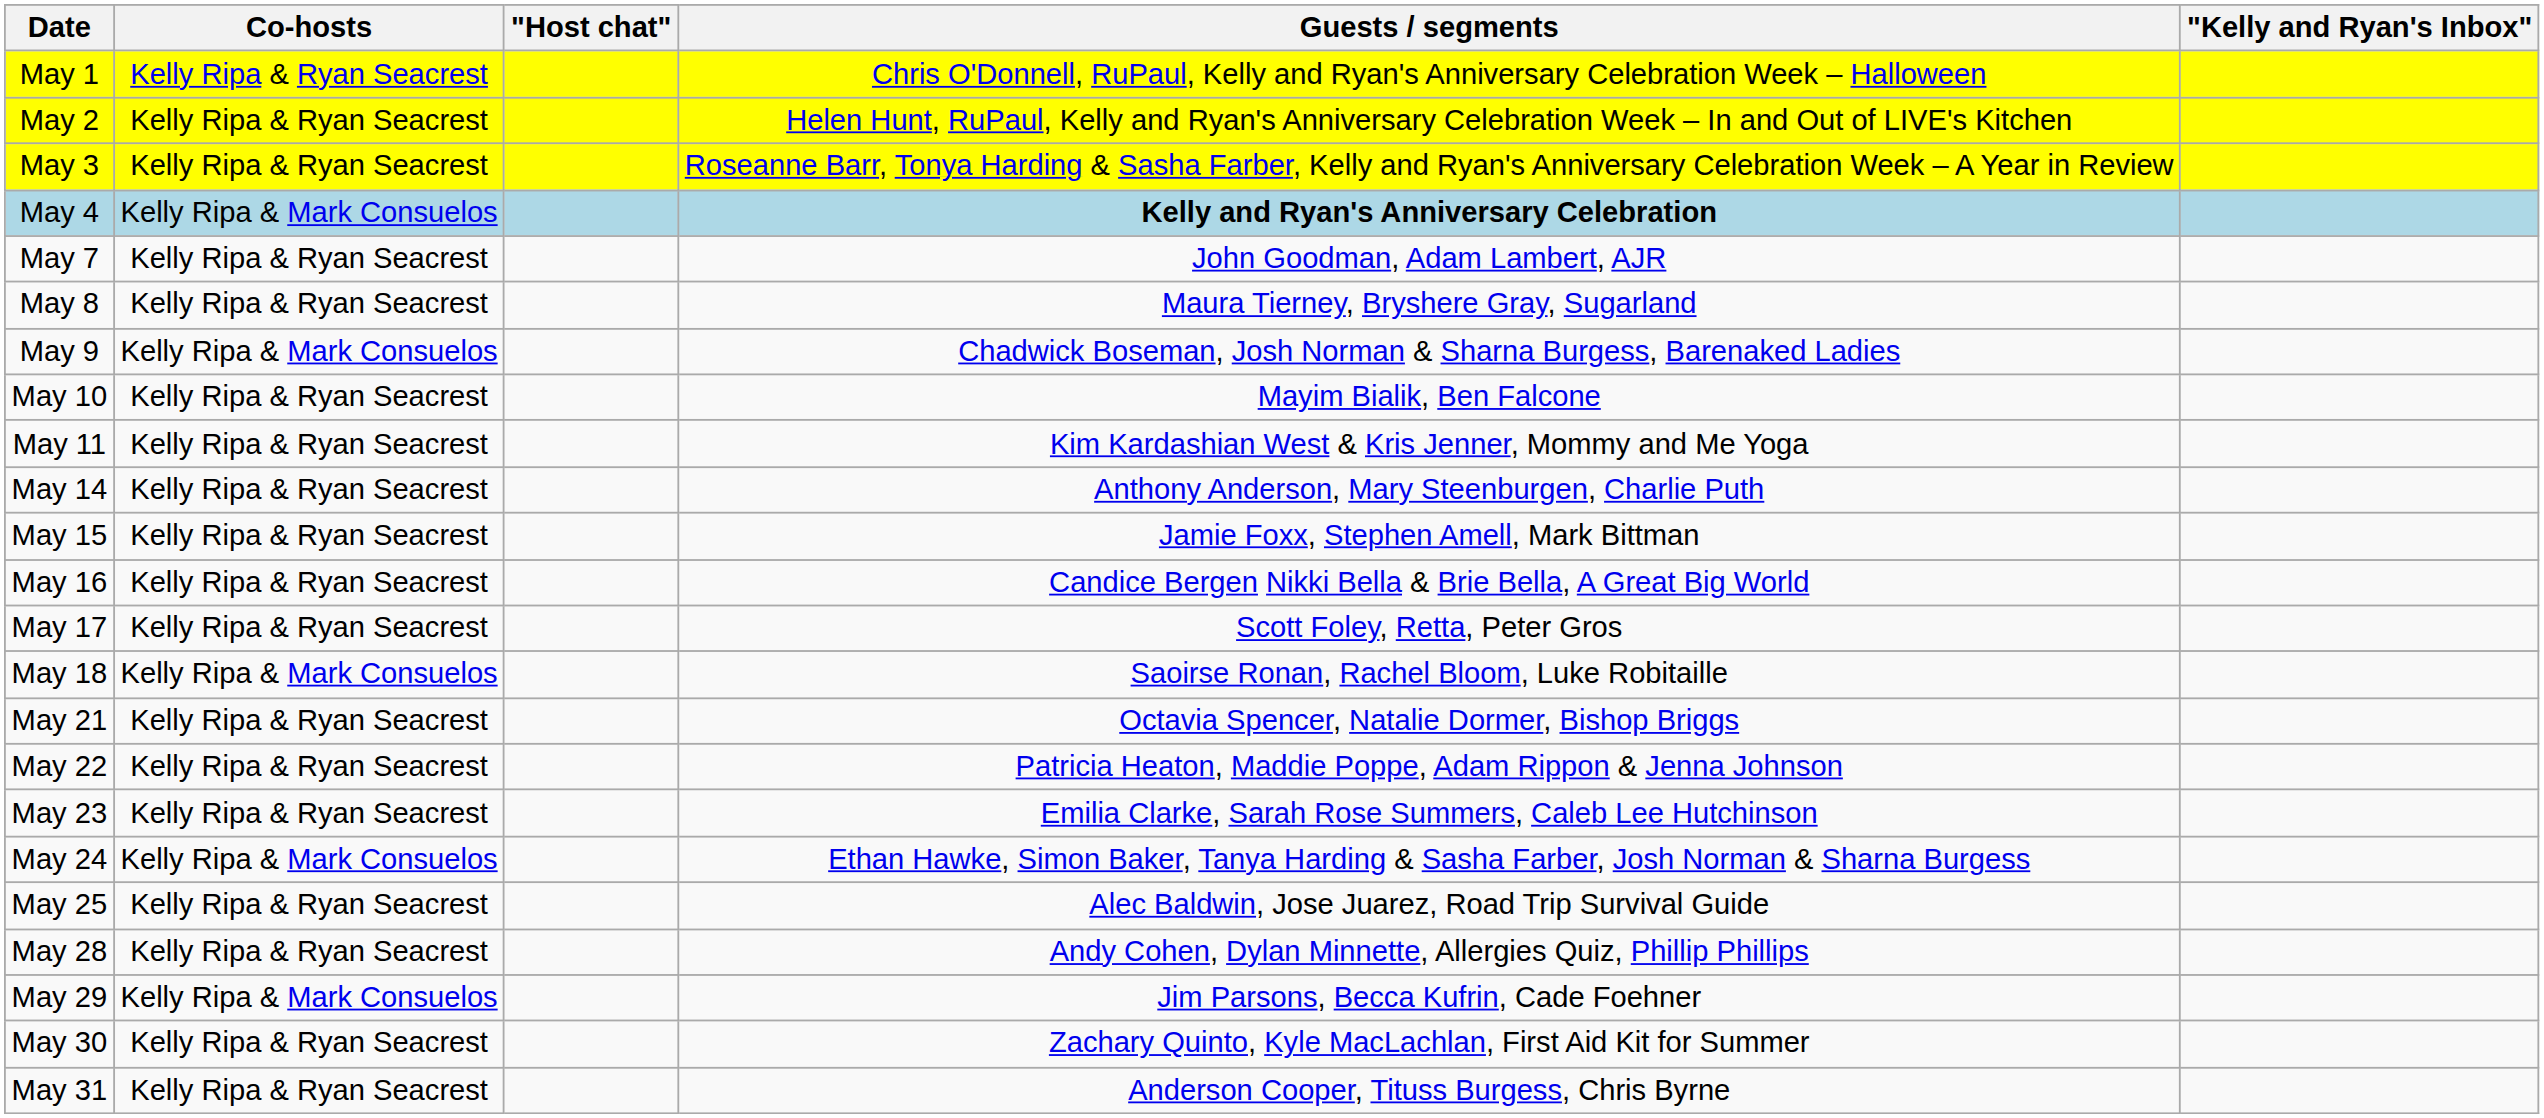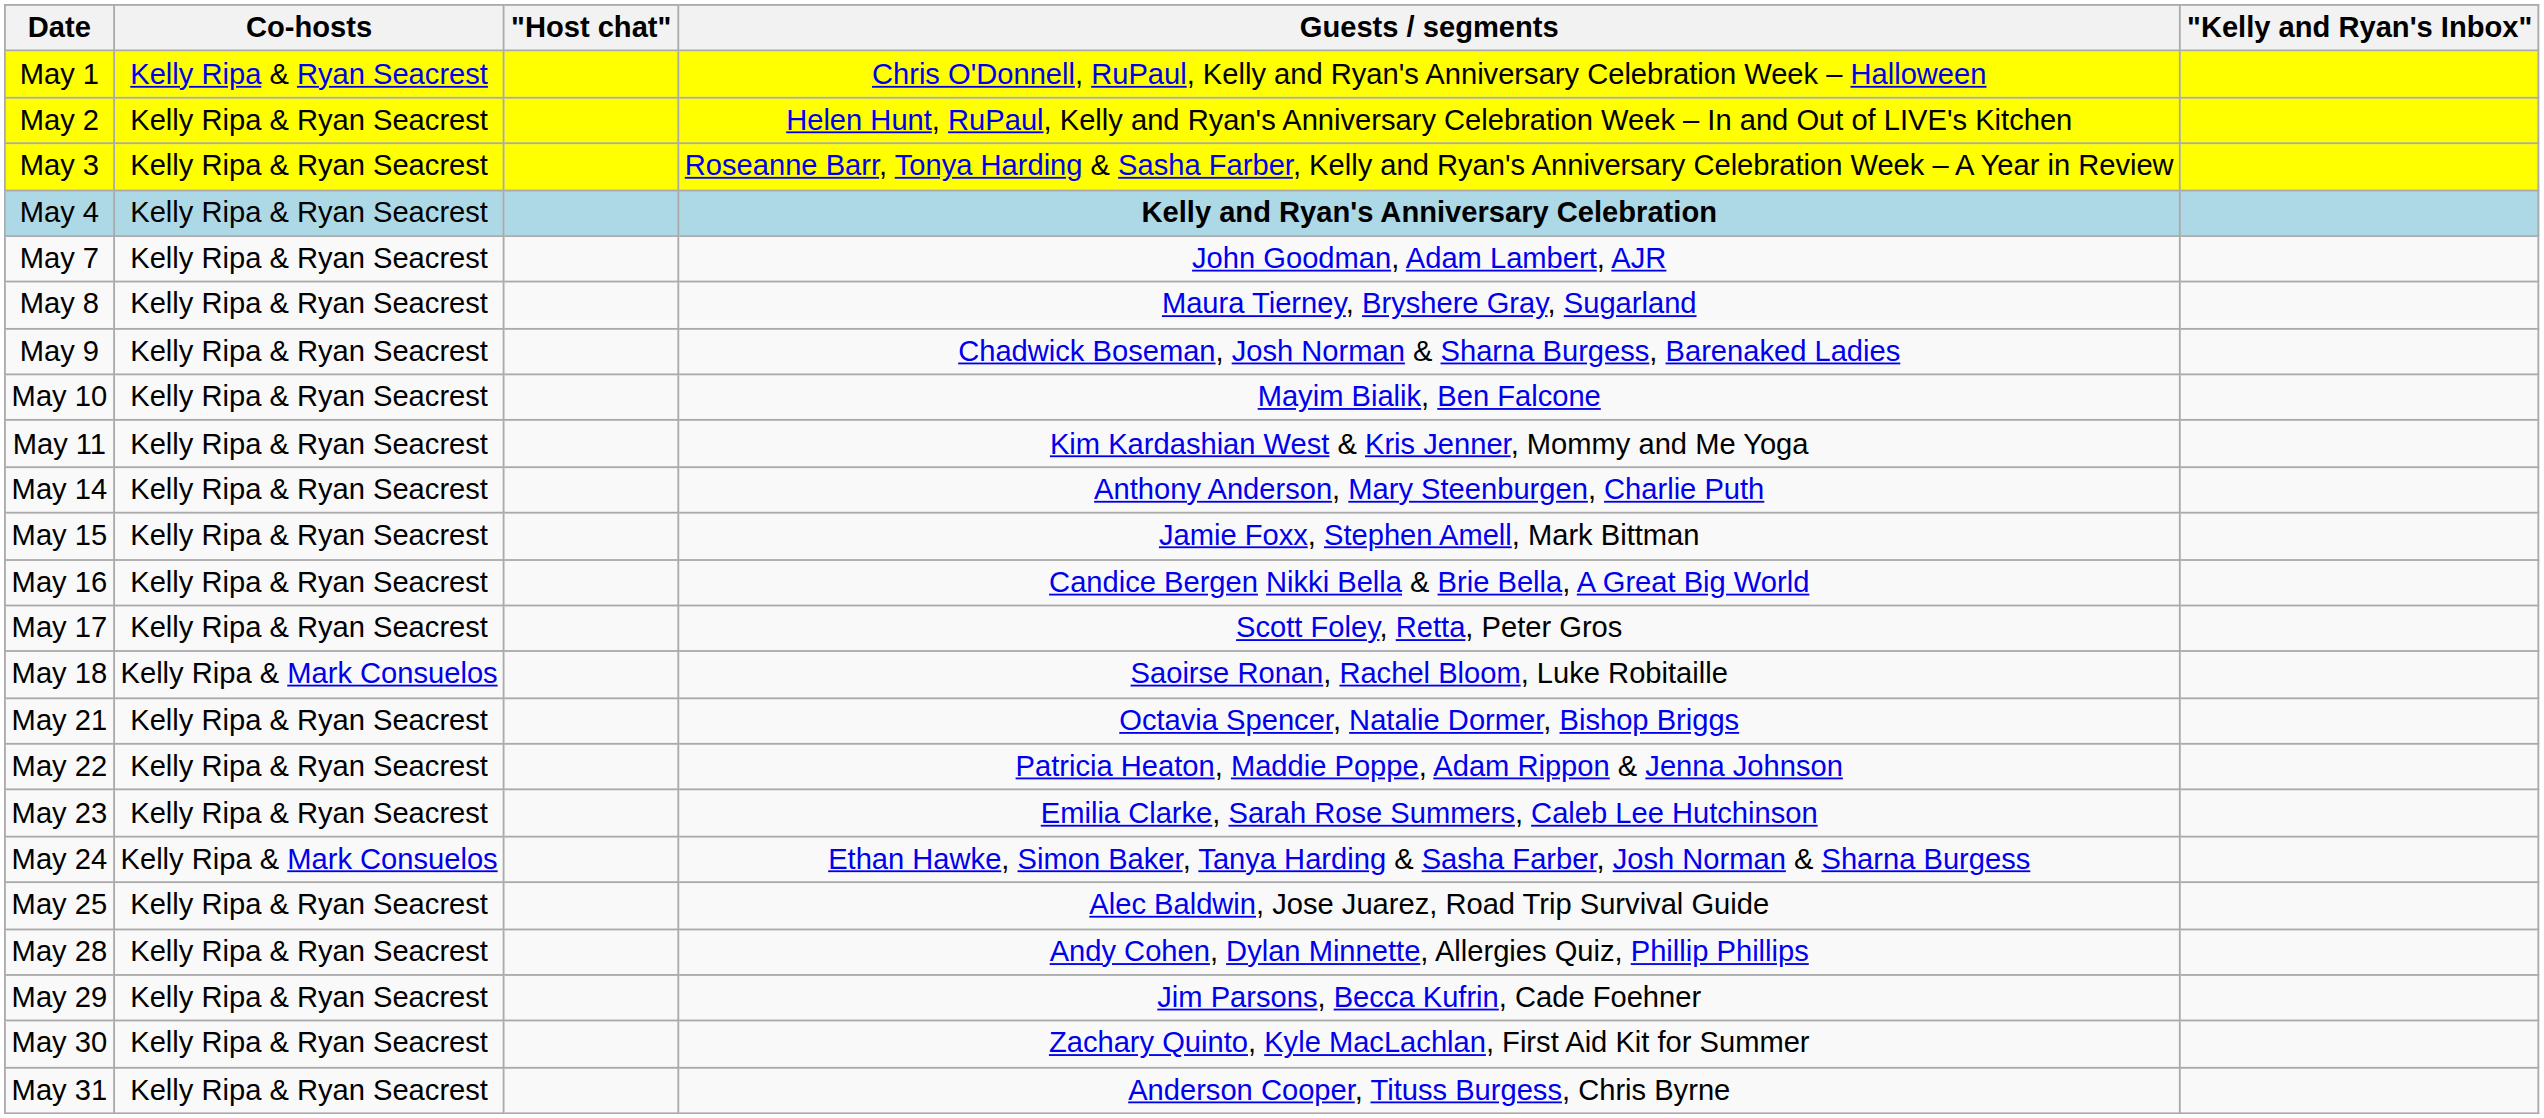(309, 212) Kelly Ripa & Mark Consuelos -> (309, 212) Kelly Ripa & Ryan Seacrest
(309, 350) Kelly Ripa & Mark Consuelos -> (309, 350) Kelly Ripa & Ryan Seacrest
(309, 997) Kelly Ripa & Mark Consuelos -> (309, 997) Kelly Ripa & Ryan Seacrest
